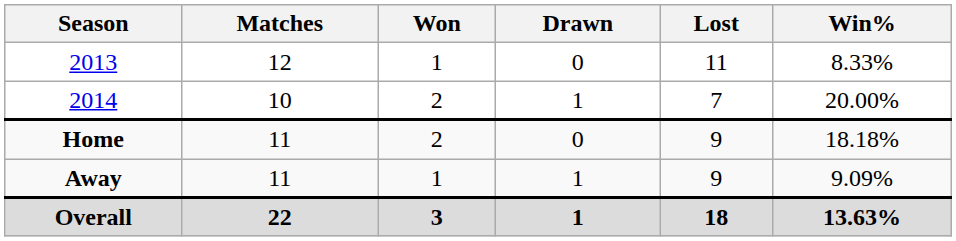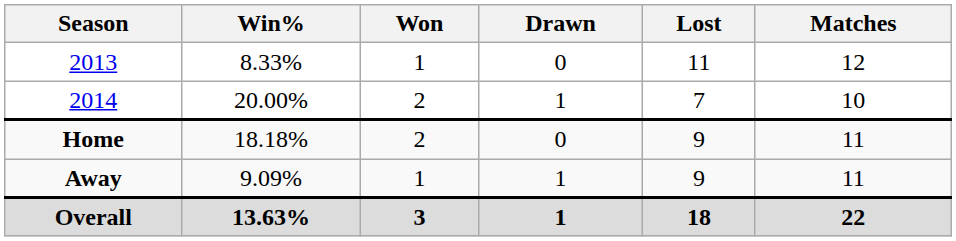columns swapped: (280, 23) <-> (862, 23)
